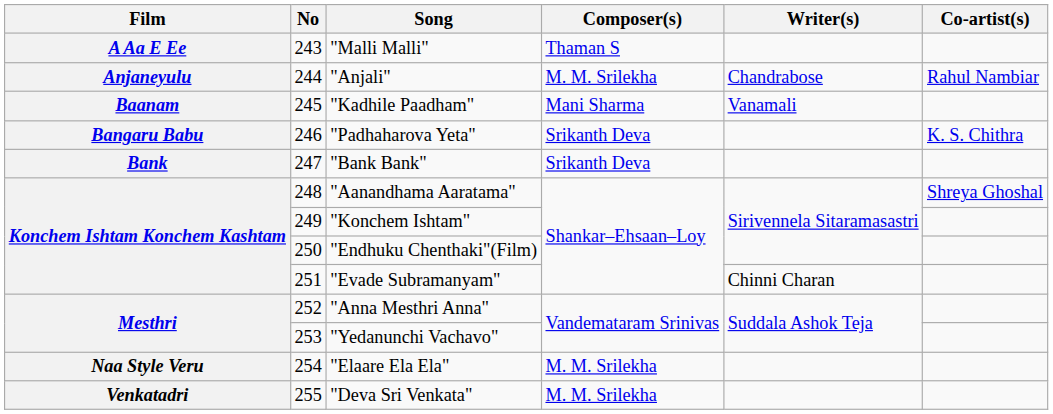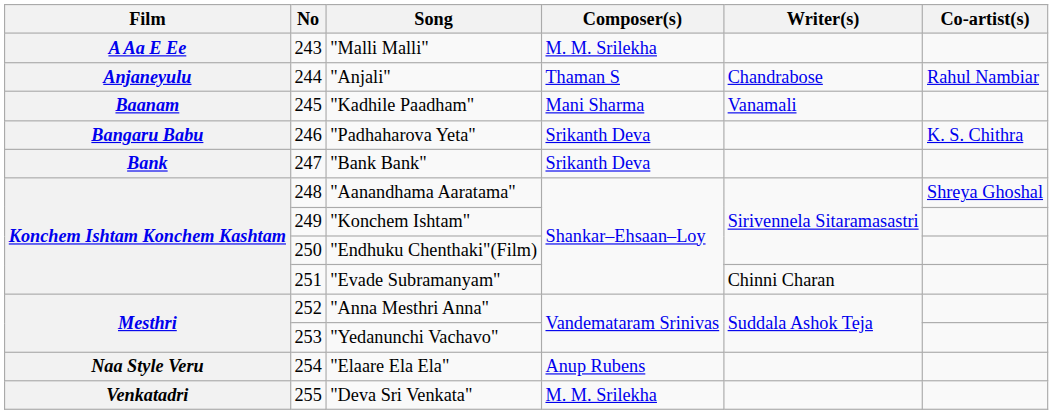(583, 47) Thaman S -> (601, 47) M. M. Srilekha
(601, 76) M. M. Srilekha -> (583, 76) Thaman S
(601, 366) M. M. Srilekha -> (595, 366) Anup Rubens
